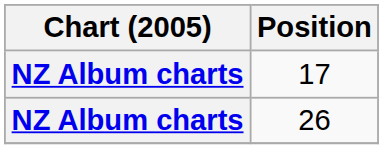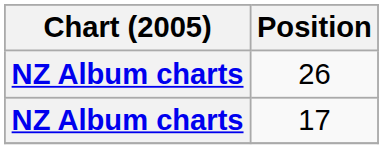rows swapped: (314, 119) <-> (314, 73)
